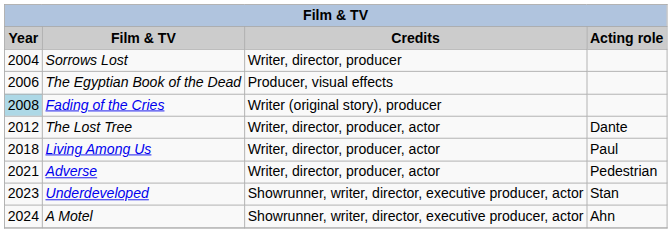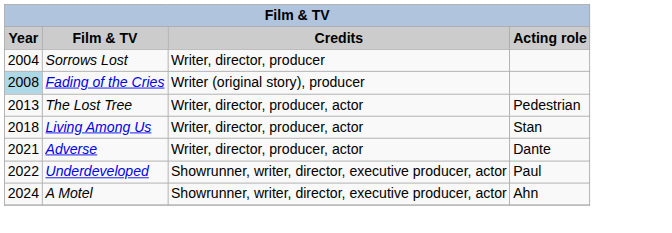- row: (143, 82)
(23, 127) 2012 -> (23, 104) 2013
(609, 127) Dante -> (547, 104) Pedestrian
(604, 149) Paul -> (528, 127) Stan
(624, 171) Pedestrian -> (532, 149) Dante
(23, 194) 2023 -> (23, 171) 2022
(604, 194) Stan -> (527, 171) Paul
